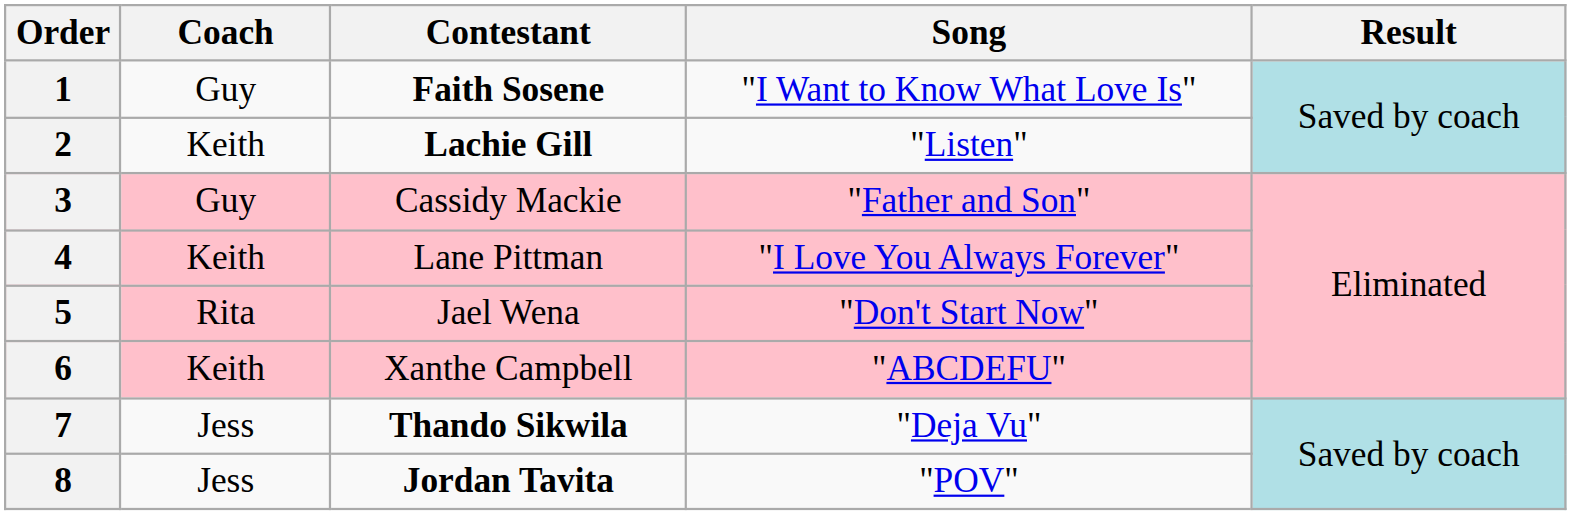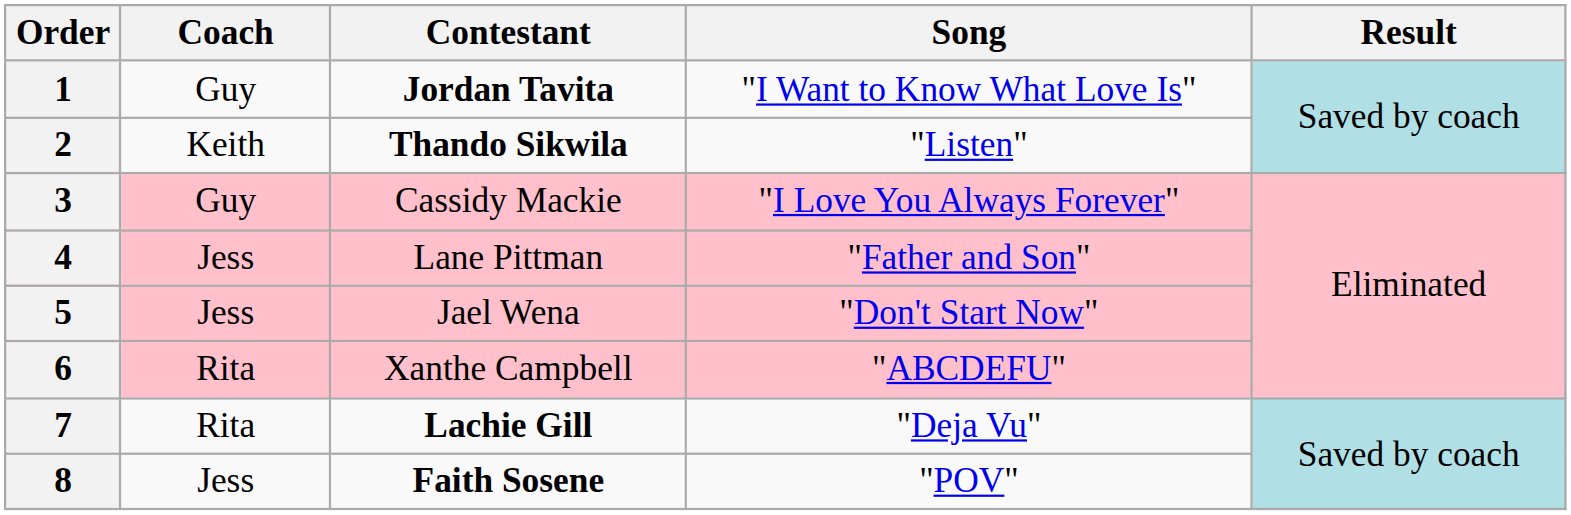(508, 88) Faith Sosene -> (508, 88) Jordan Tavita
(508, 144) Lachie Gill -> (508, 144) Thando Sikwila
(969, 200) "Father and Son" -> (969, 200) "I Love You Always Forever"
(226, 256) Keith -> (226, 256) Jess
(969, 256) "I Love You Always Forever" -> (969, 256) "Father and Son"
(226, 312) Rita -> (226, 312) Jess
(226, 369) Keith -> (226, 369) Rita
(226, 425) Jess -> (226, 425) Rita
(508, 425) Thando Sikwila -> (508, 425) Lachie Gill
(508, 481) Jordan Tavita -> (508, 481) Faith Sosene
